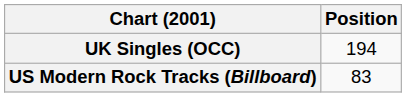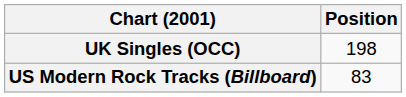(361, 48) 194 -> (361, 48) 198
